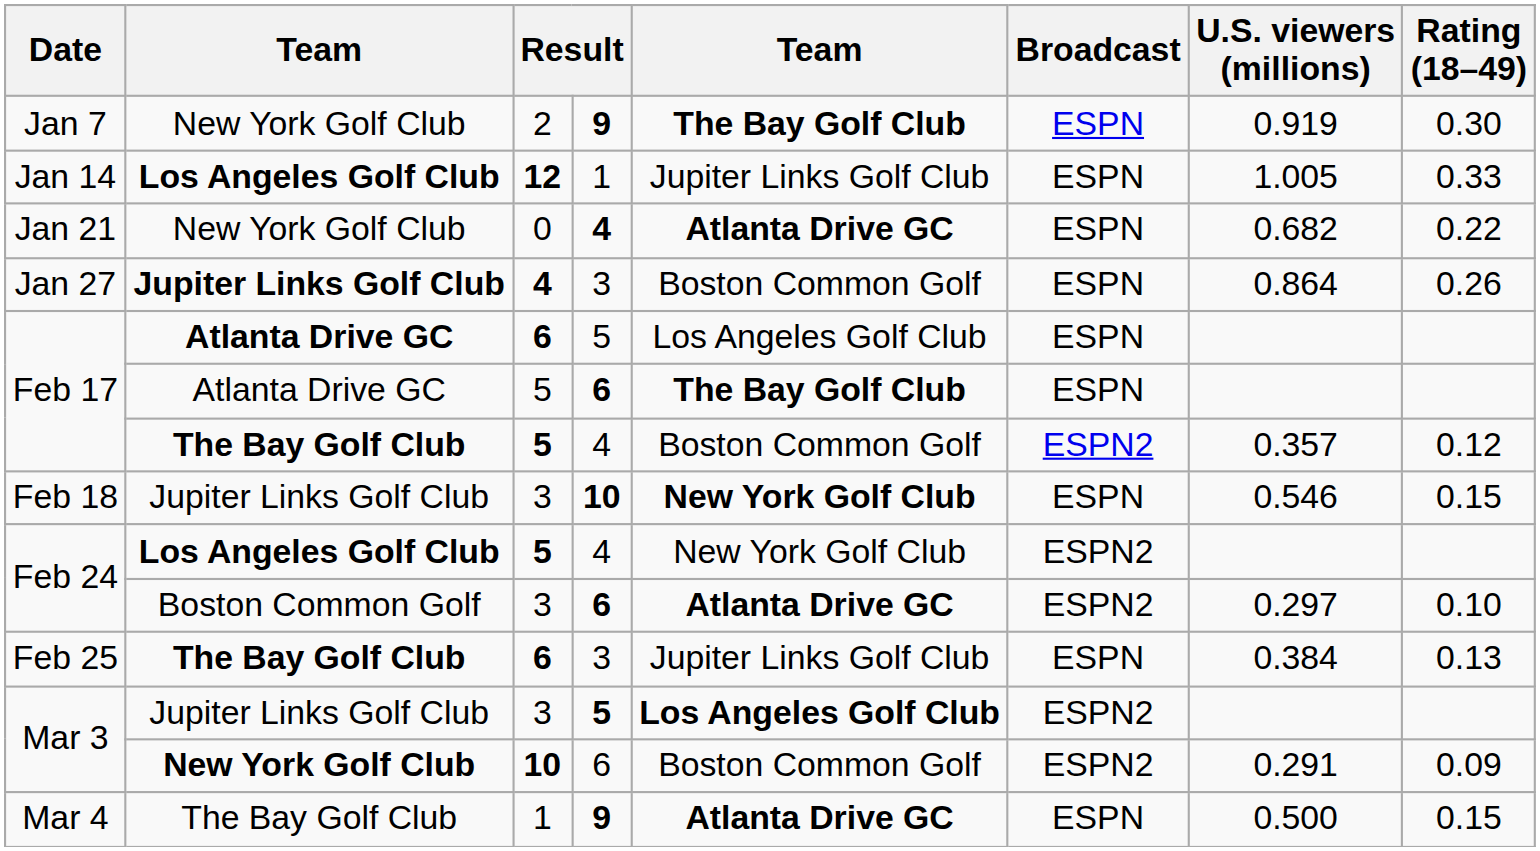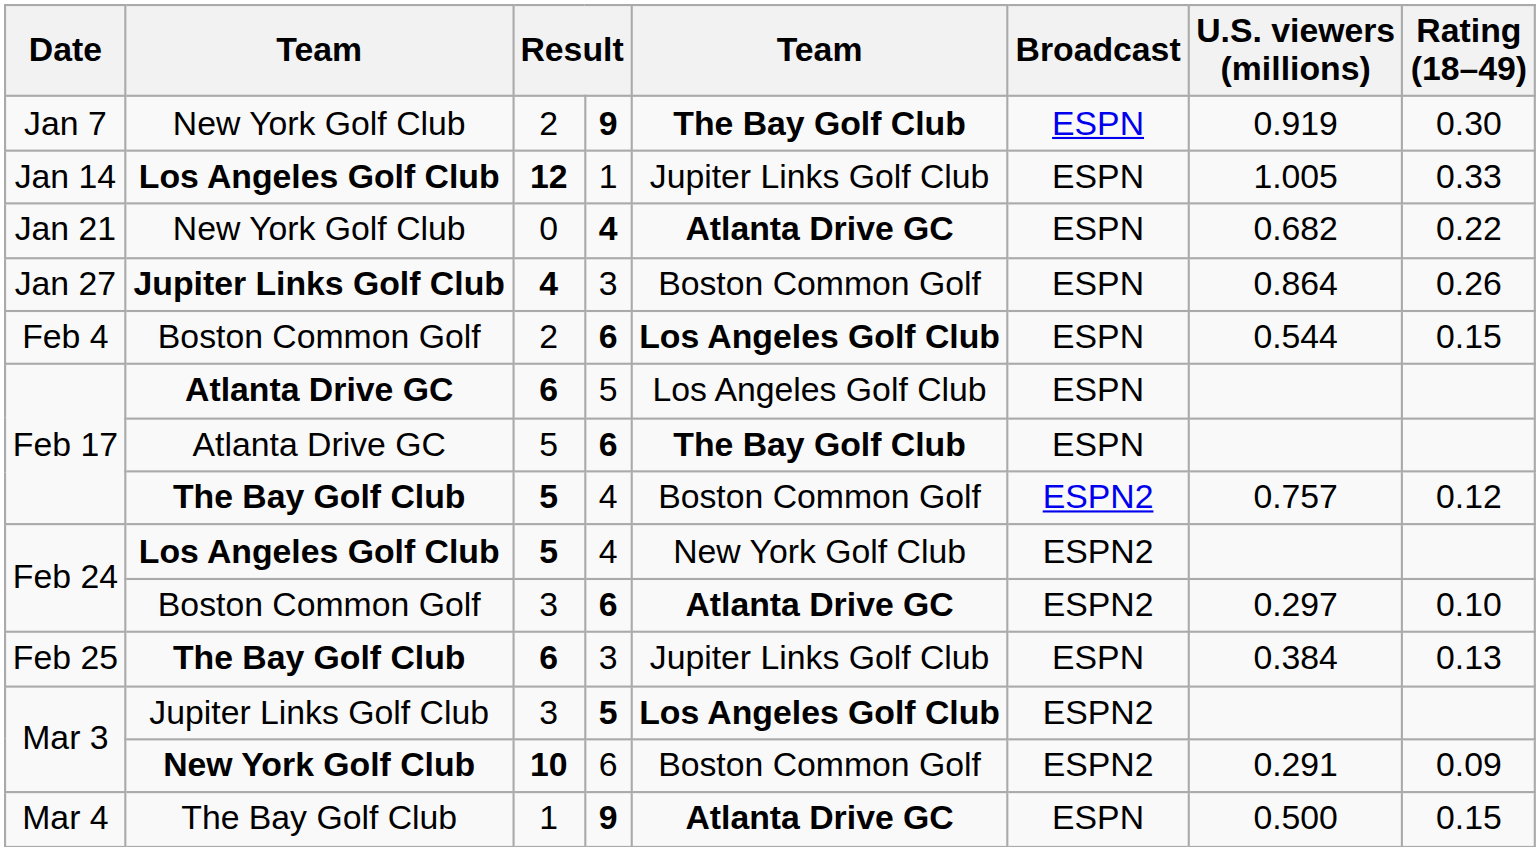+ row: (65, 336)
(1296, 444) 0.357 -> (1296, 497) 0.757
- row: (65, 497)
